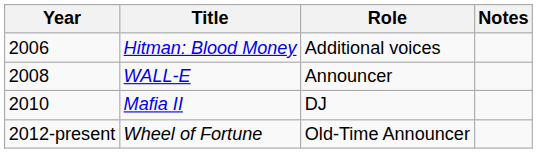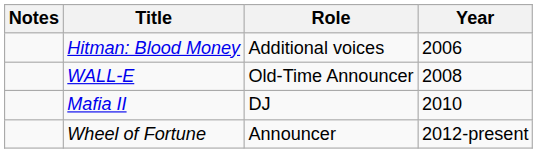columns swapped: (62, 18) <-> (503, 18)
(349, 76) Announcer -> (331, 76) Old-Time Announcer
(387, 133) Old-Time Announcer -> (292, 133) Announcer
